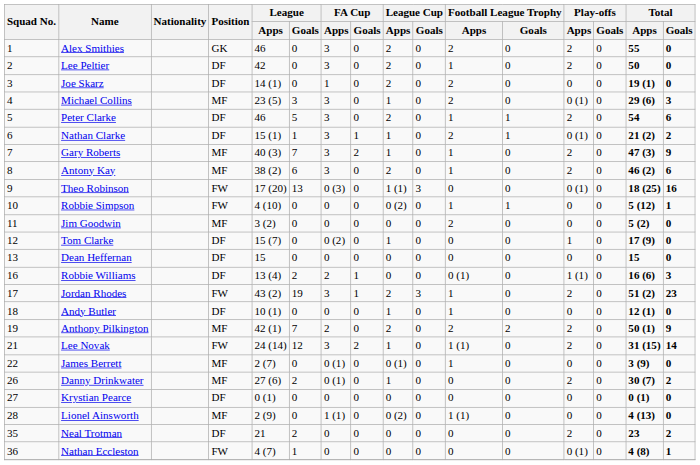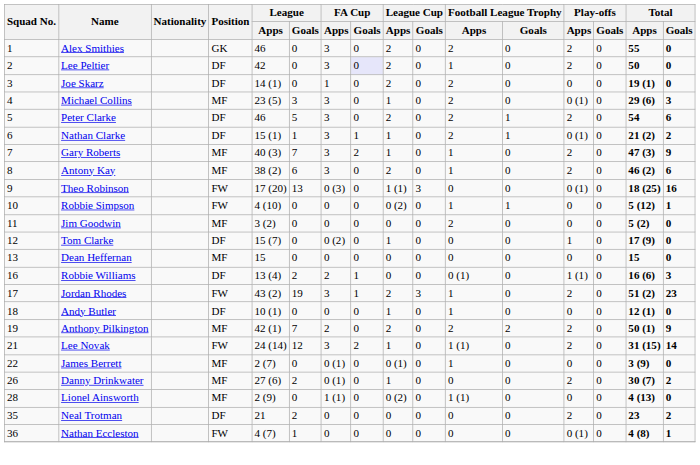(356, 65) no background -> (356, 65) lavender background
(451, 118) 1 -> (451, 118) 2
(218, 258) DF -> (219, 258) MF
- row: (96, 398)
